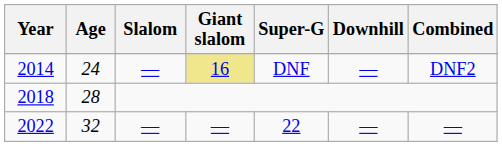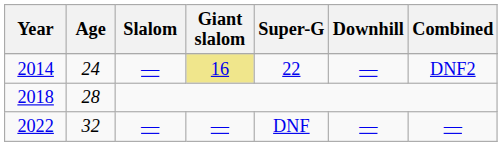(291, 68) DNF -> (291, 68) 22
(291, 126) 22 -> (291, 126) DNF
